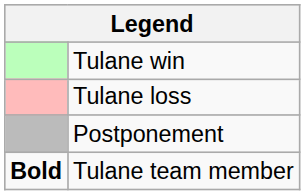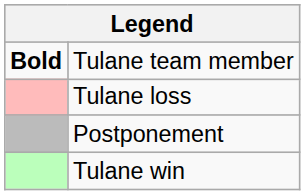rows swapped: (129, 60) <-> (183, 171)
